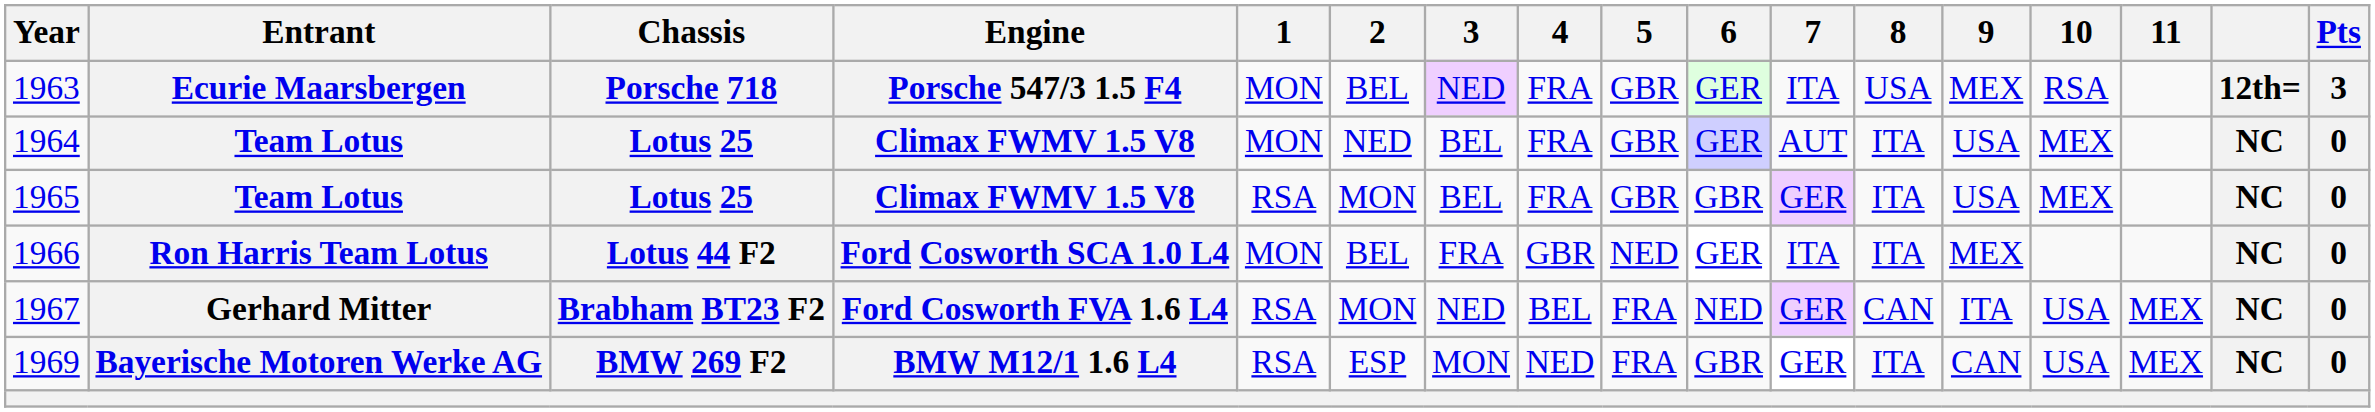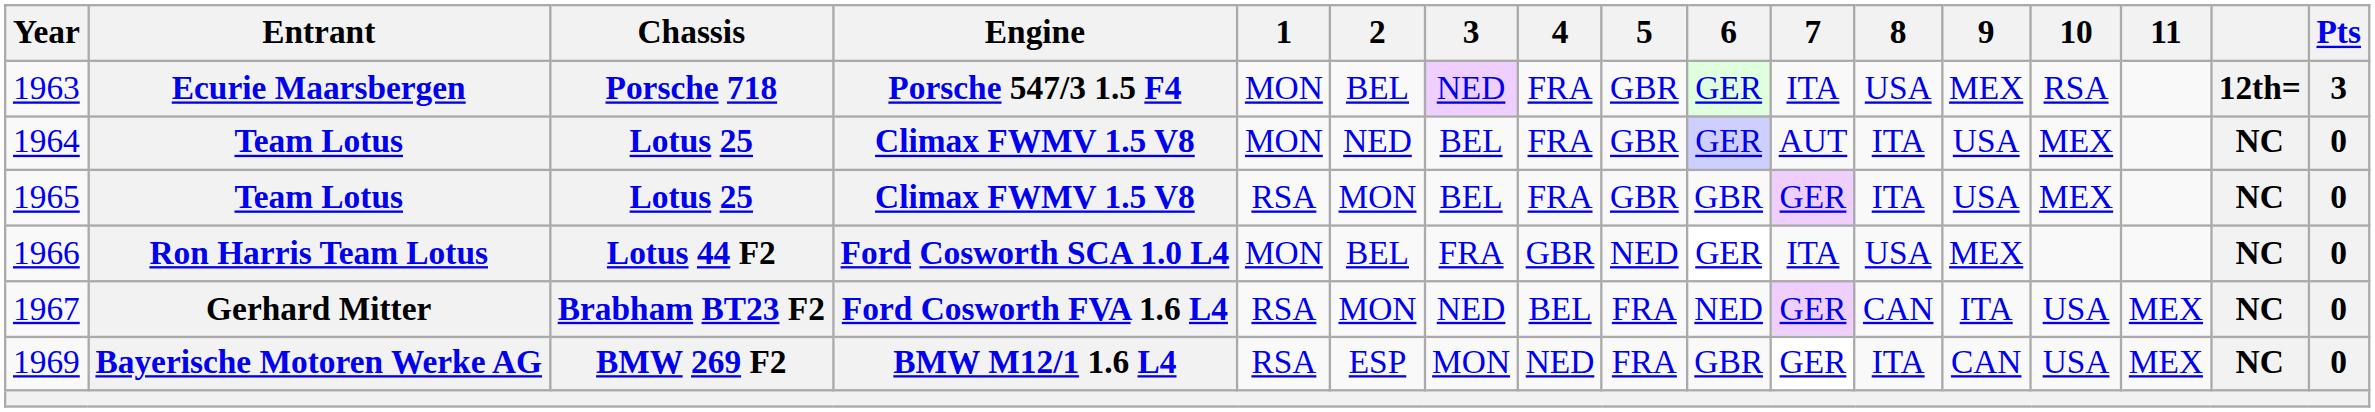(1898, 252) ITA -> (1898, 252) USA
